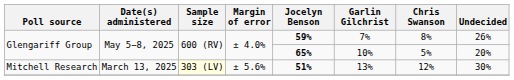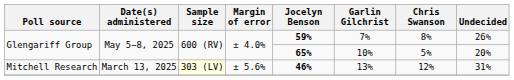(304, 67) 51% -> (304, 67) 46%
(483, 67) 30% -> (483, 67) 31%
